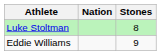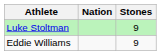(136, 27) 8 -> (136, 27) 9
